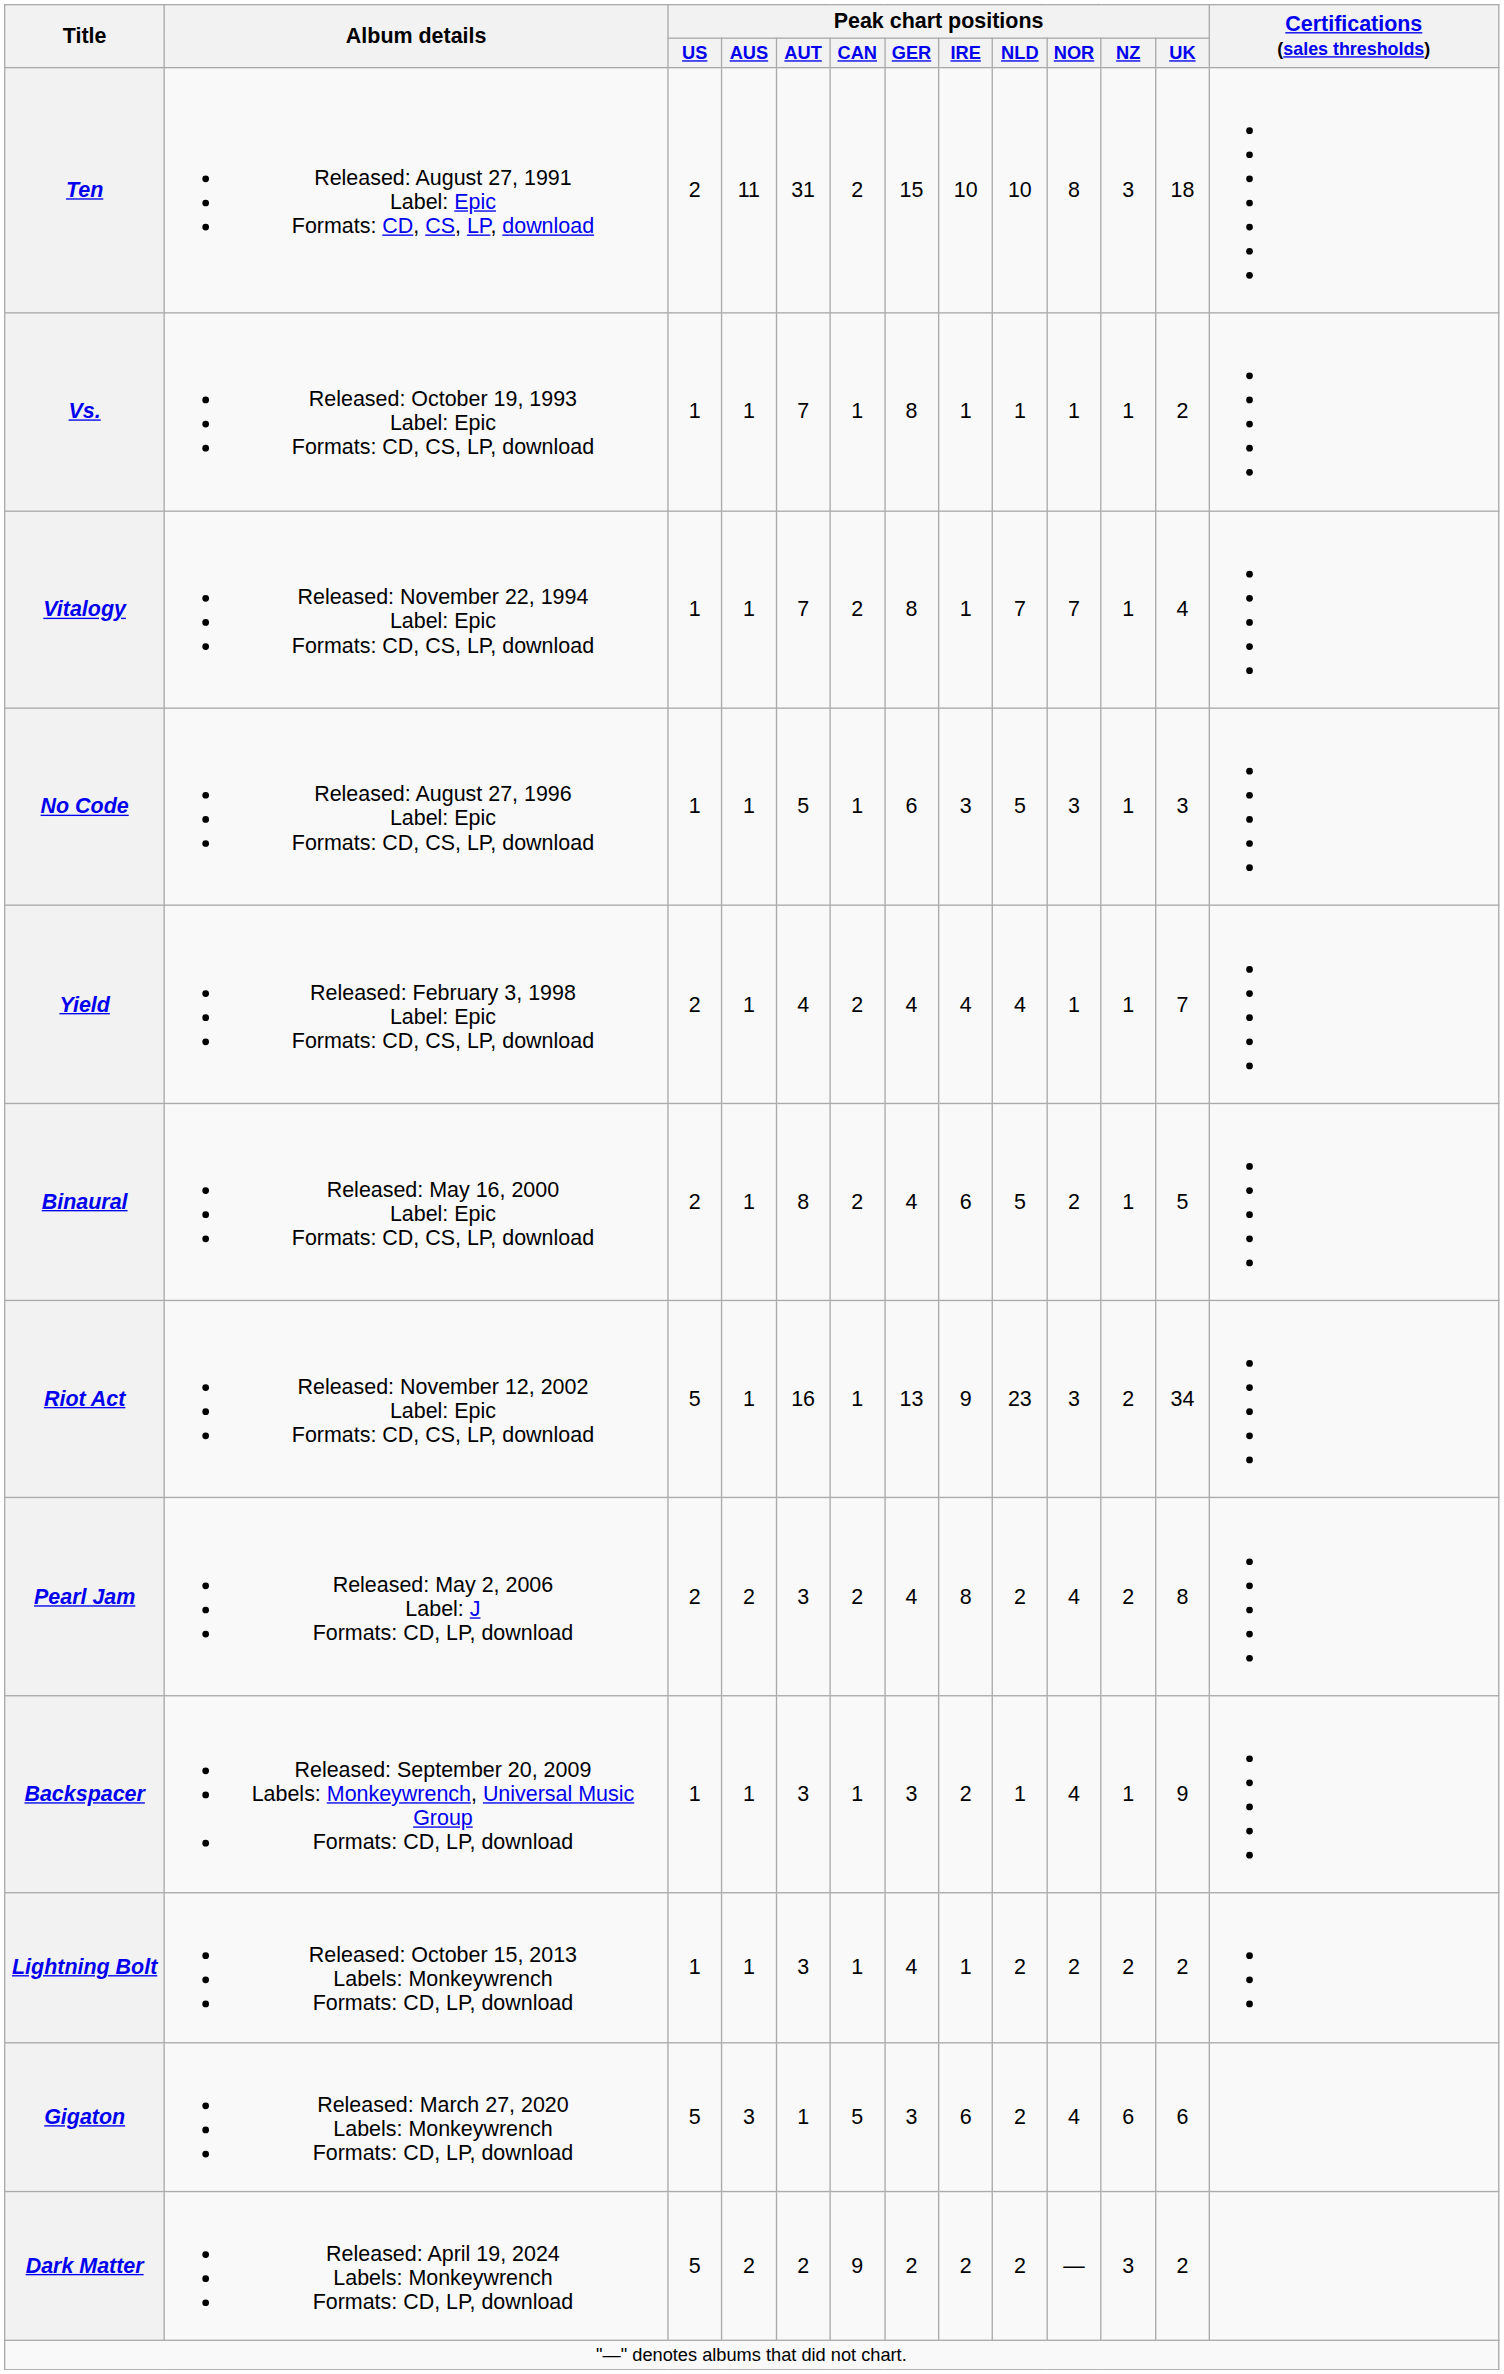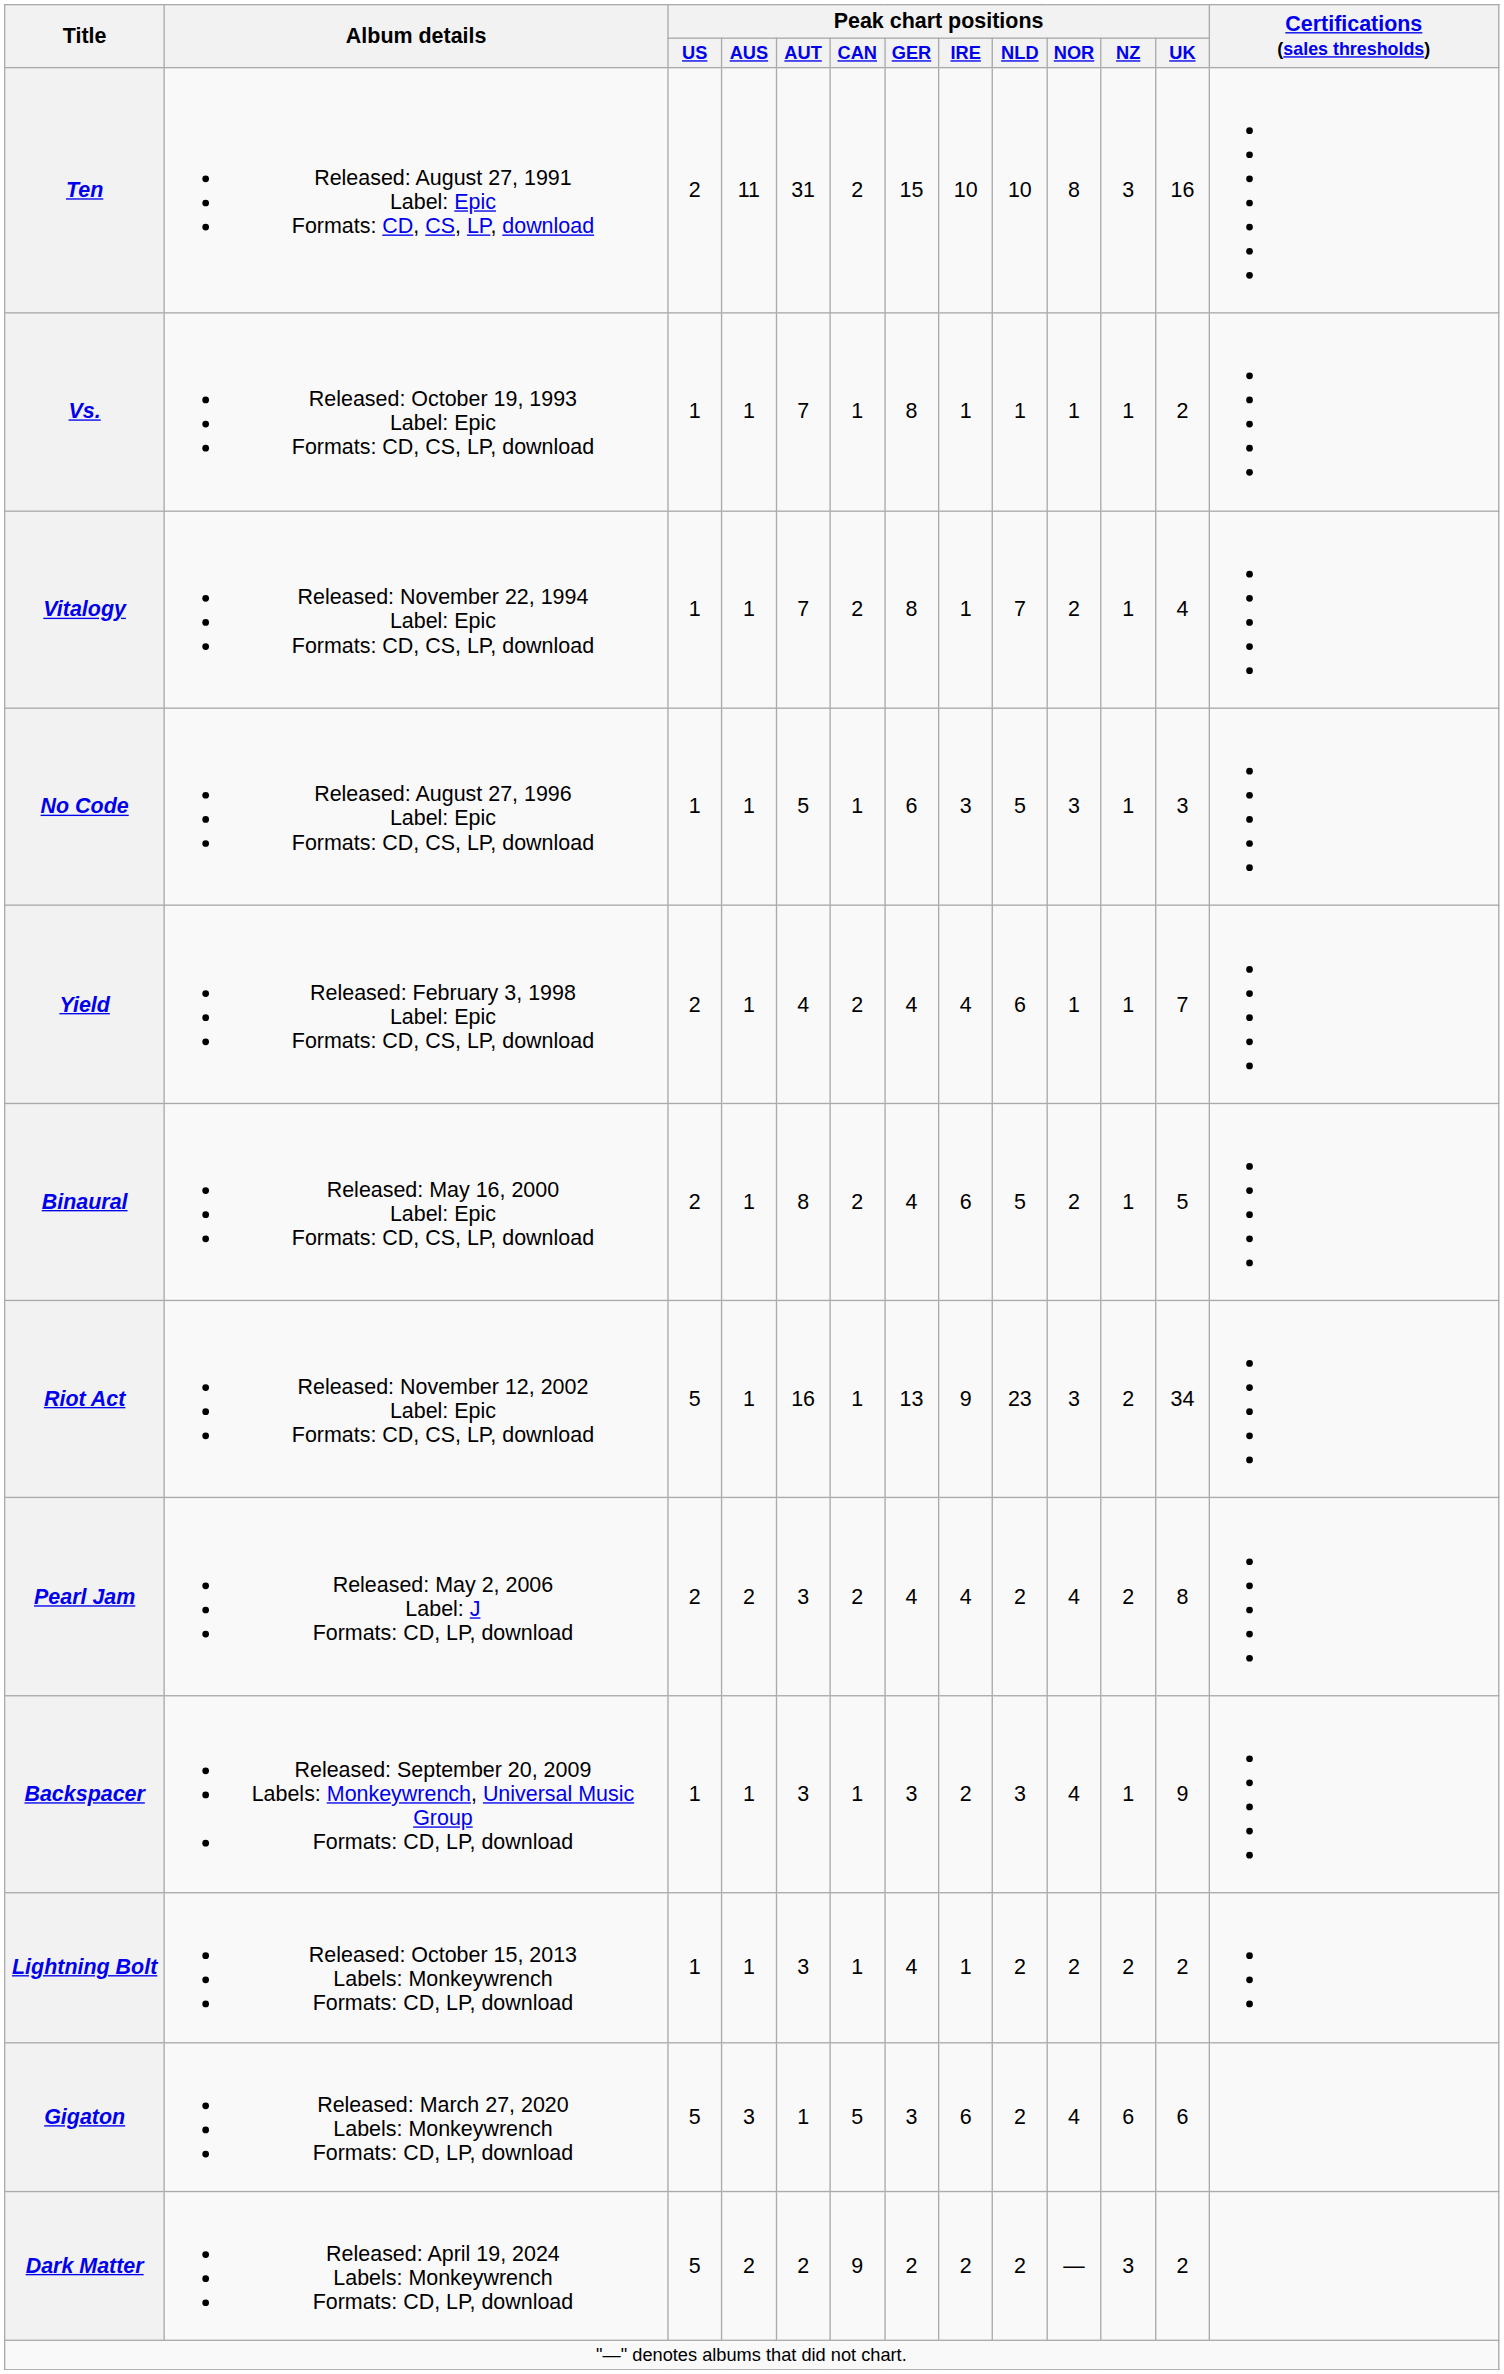(1182, 190) 18 -> (1182, 190) 16
(1074, 609) 7 -> (1074, 609) 2
(1020, 1004) 4 -> (1020, 1004) 6
(966, 1596) 8 -> (966, 1596) 4
(1020, 1794) 1 -> (1020, 1794) 3
